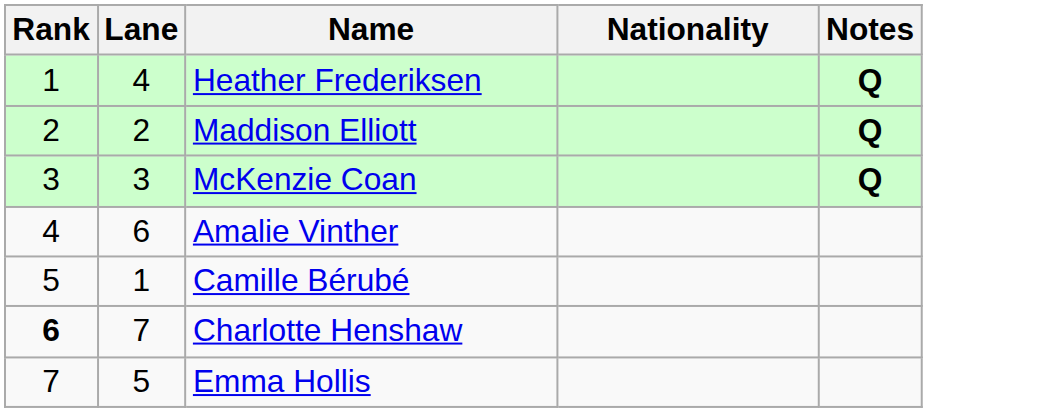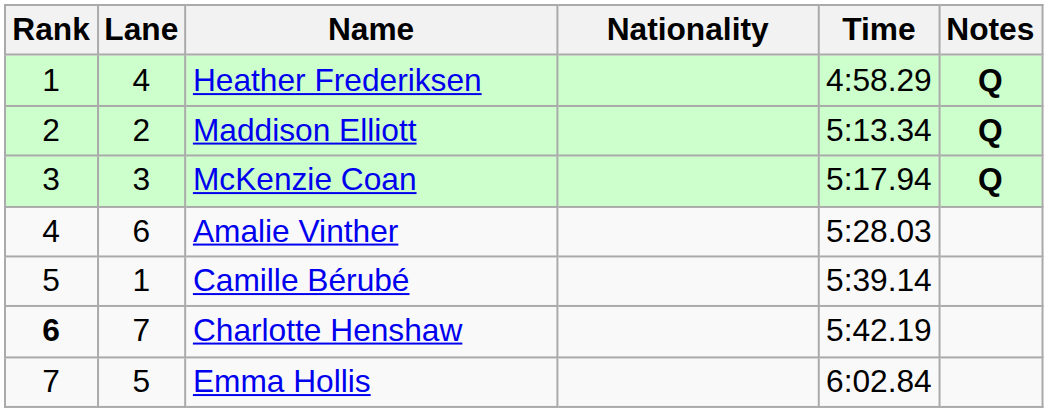+ column: (879, 29)
